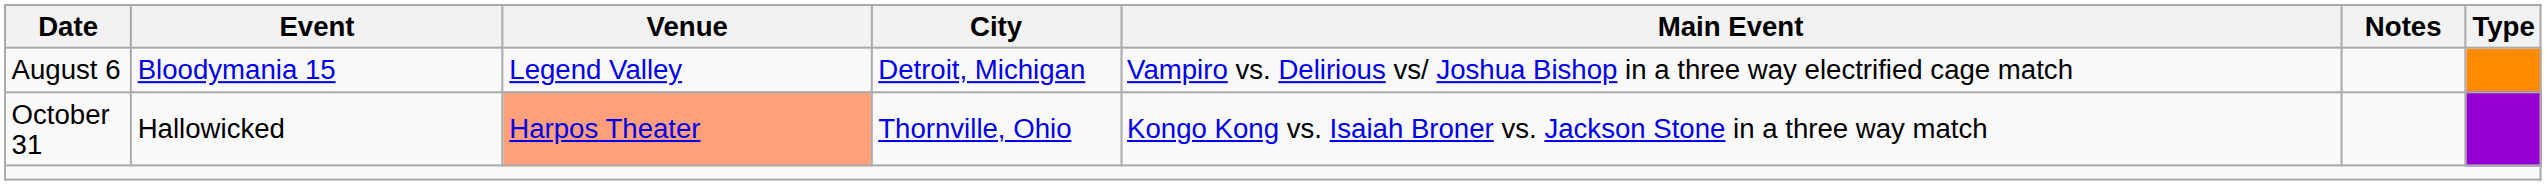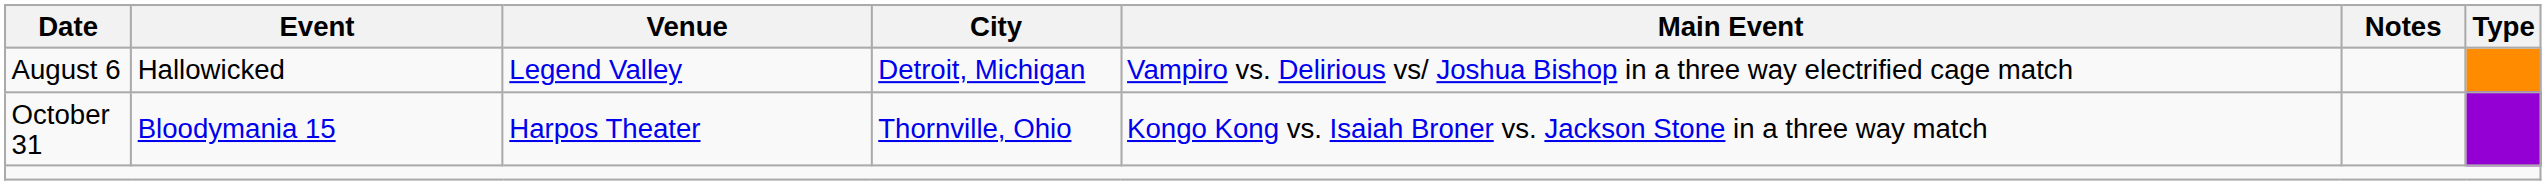(237, 70) Bloodymania 15 -> (211, 70) Hallowicked
(211, 129) Hallowicked -> (237, 129) Bloodymania 15
(605, 129) lightsalmon background -> (605, 129) no background
